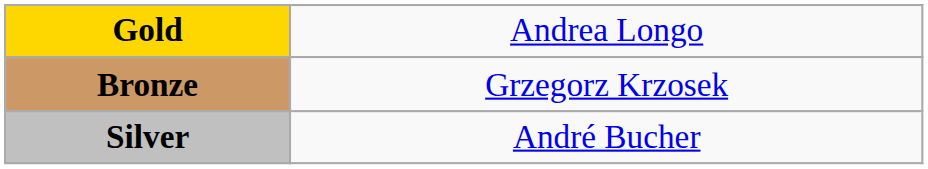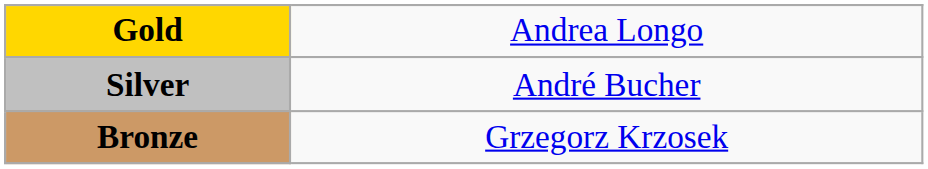rows swapped: (148, 136) <-> (148, 83)
